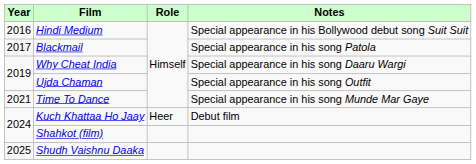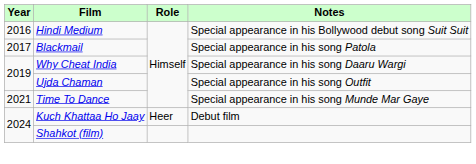- row: (90, 151)
